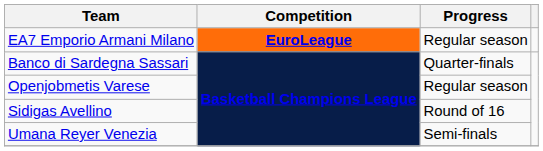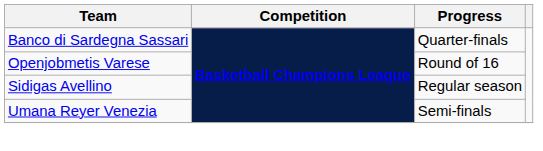- row: (101, 39)
(476, 87) Regular season -> (458, 63) Round of 16
(464, 110) Round of 16 -> (470, 87) Regular season
